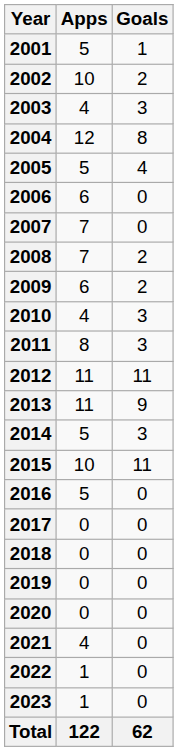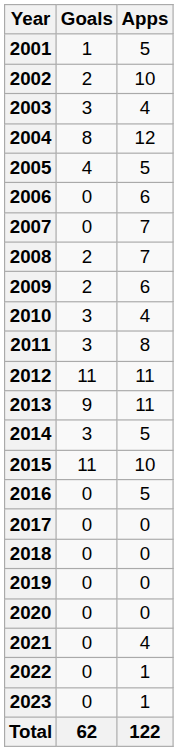columns swapped: (84, 19) <-> (142, 19)
